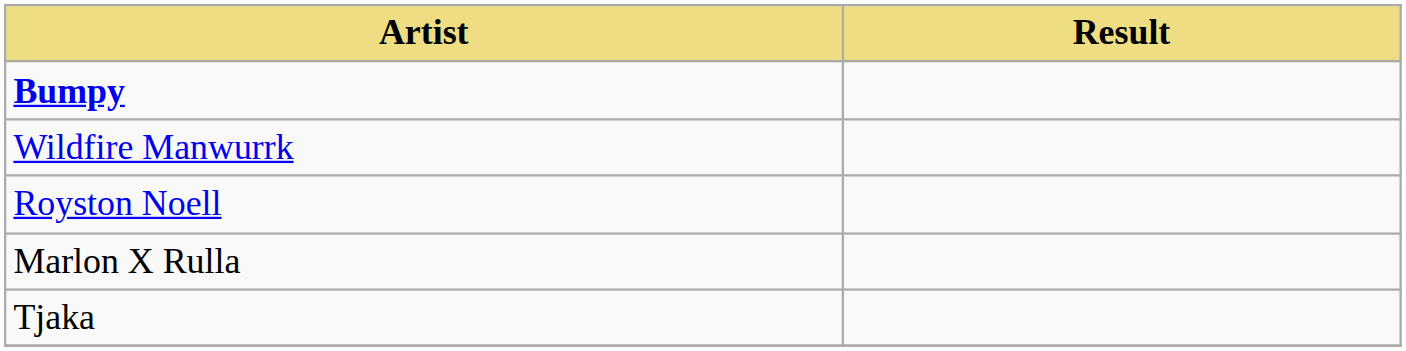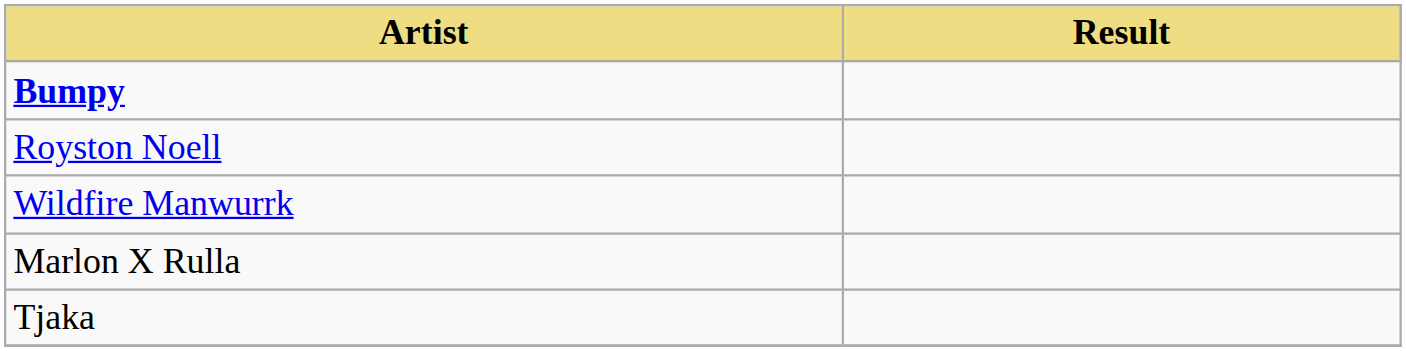rows swapped: (117, 203) <-> (153, 146)
